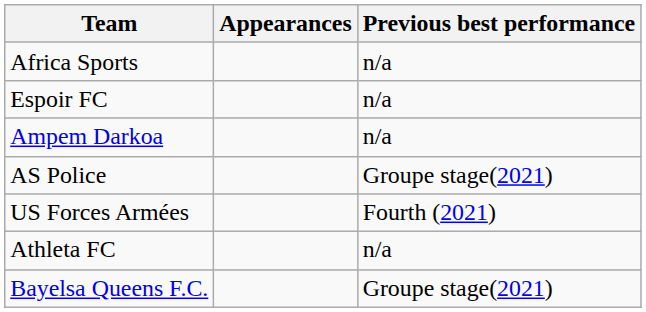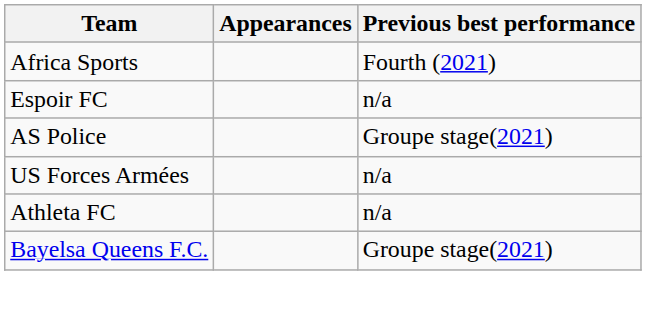(377, 61) n/a -> (429, 61) Fourth (2021)
- row: (87, 136)
(429, 212) Fourth (2021) -> (377, 174) n/a
